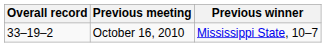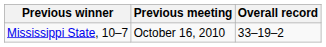columns swapped: (47, 13) <-> (258, 13)
